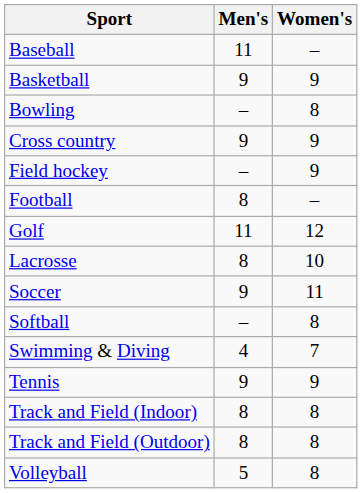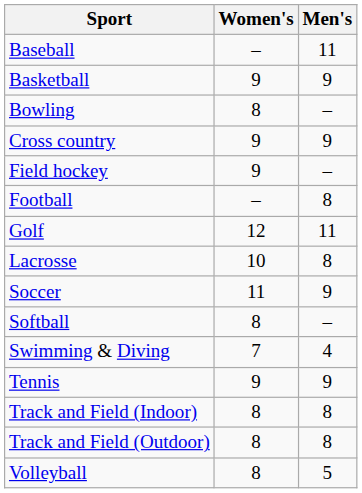columns swapped: (243, 19) <-> (315, 19)
